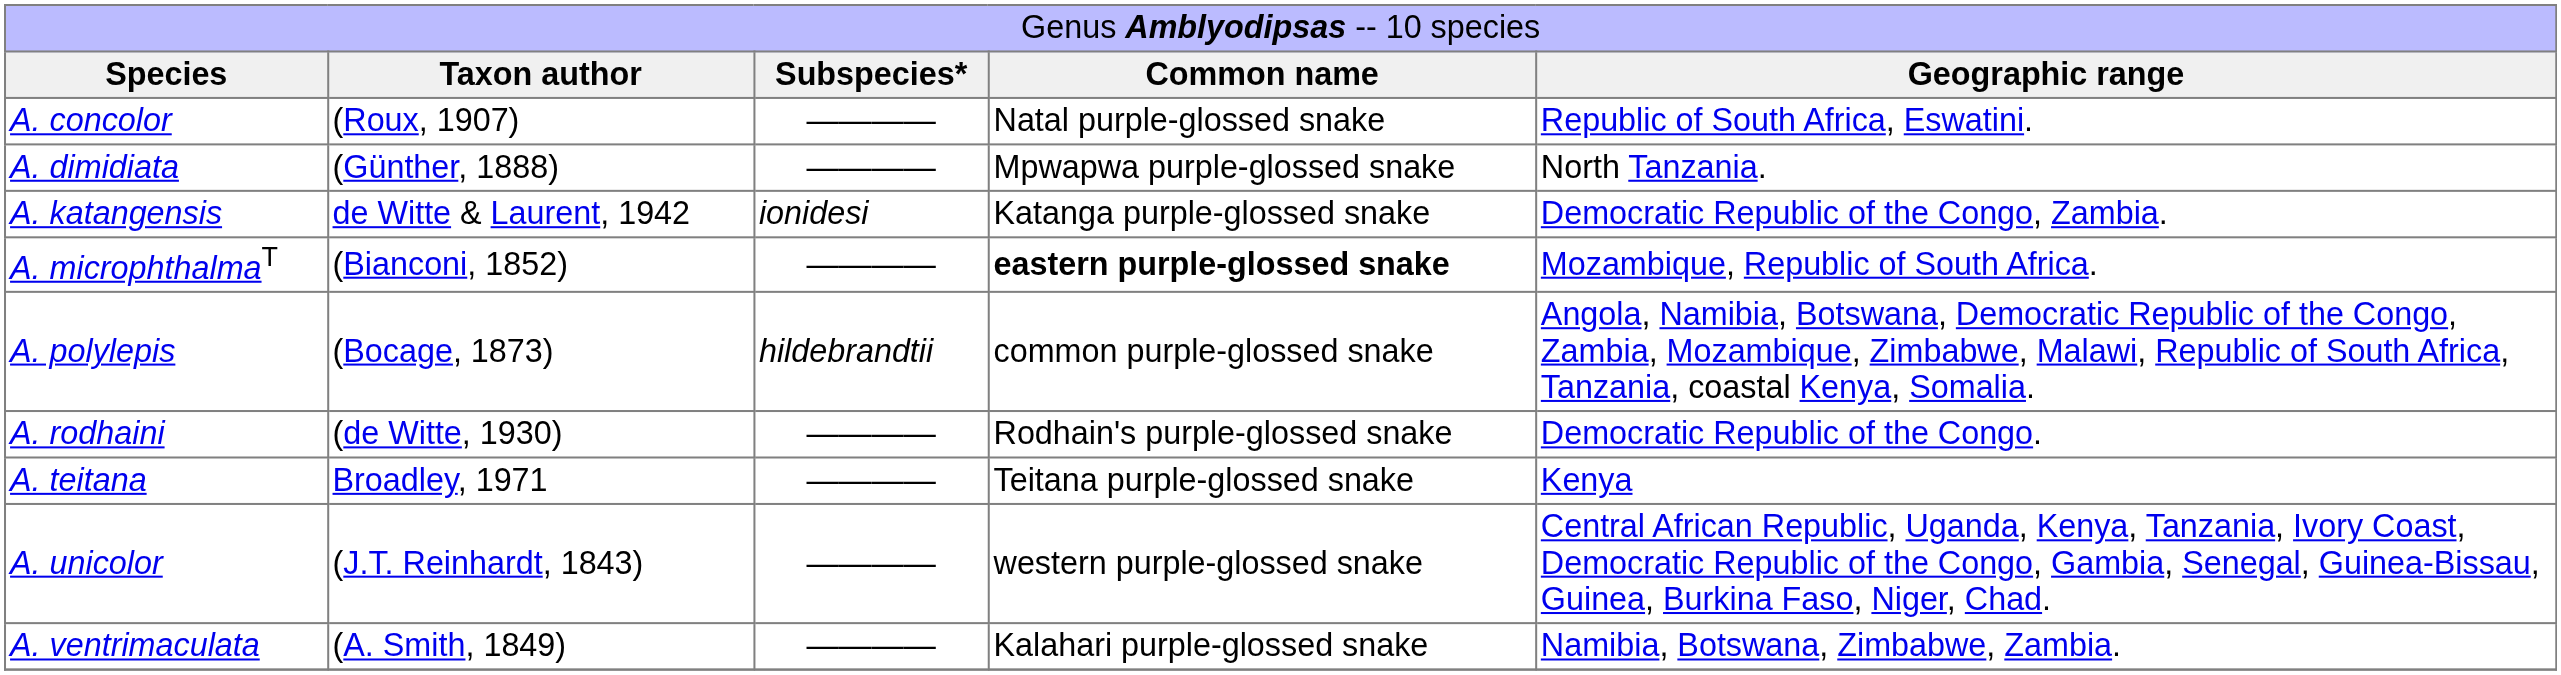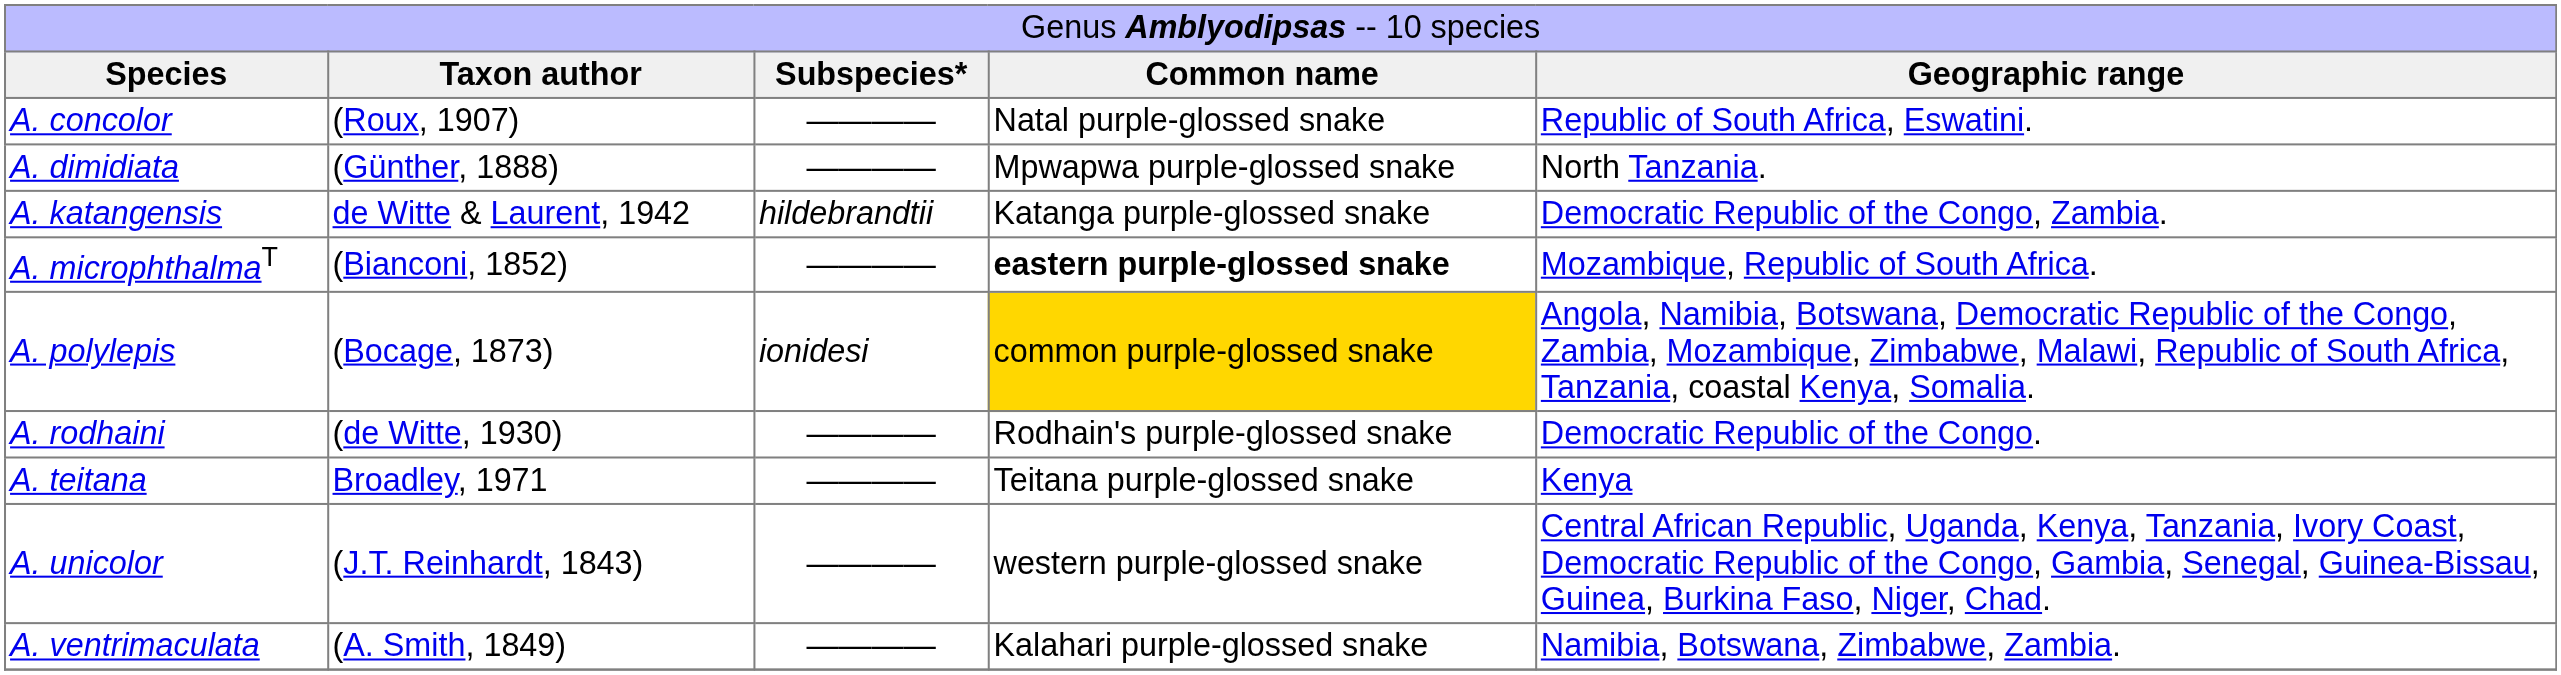(814, 213) ionidesi -> (846, 213) hildebrandtii
(846, 351) hildebrandtii -> (814, 351) ionidesi
(1214, 351) no background -> (1214, 351) gold background
